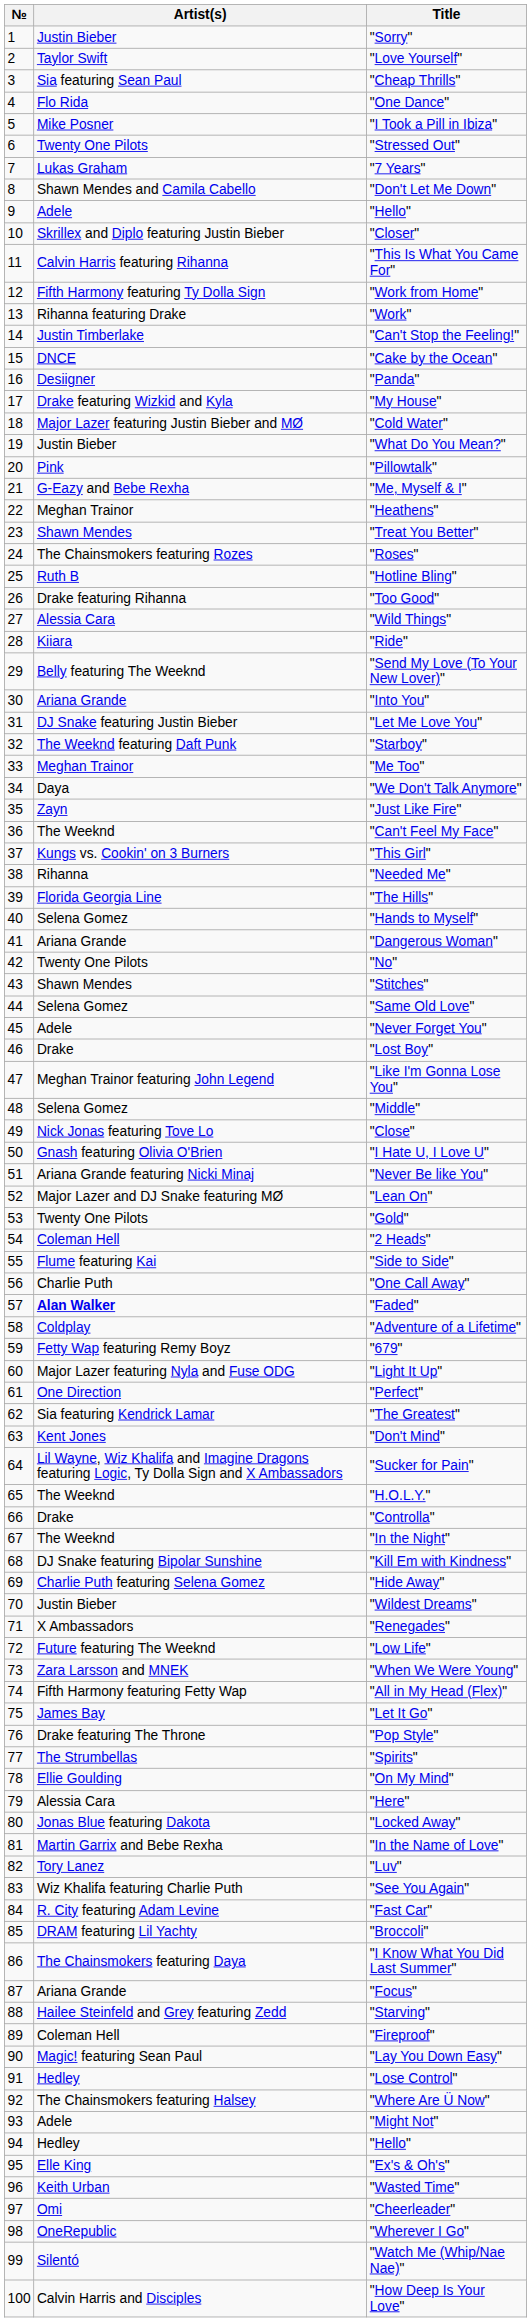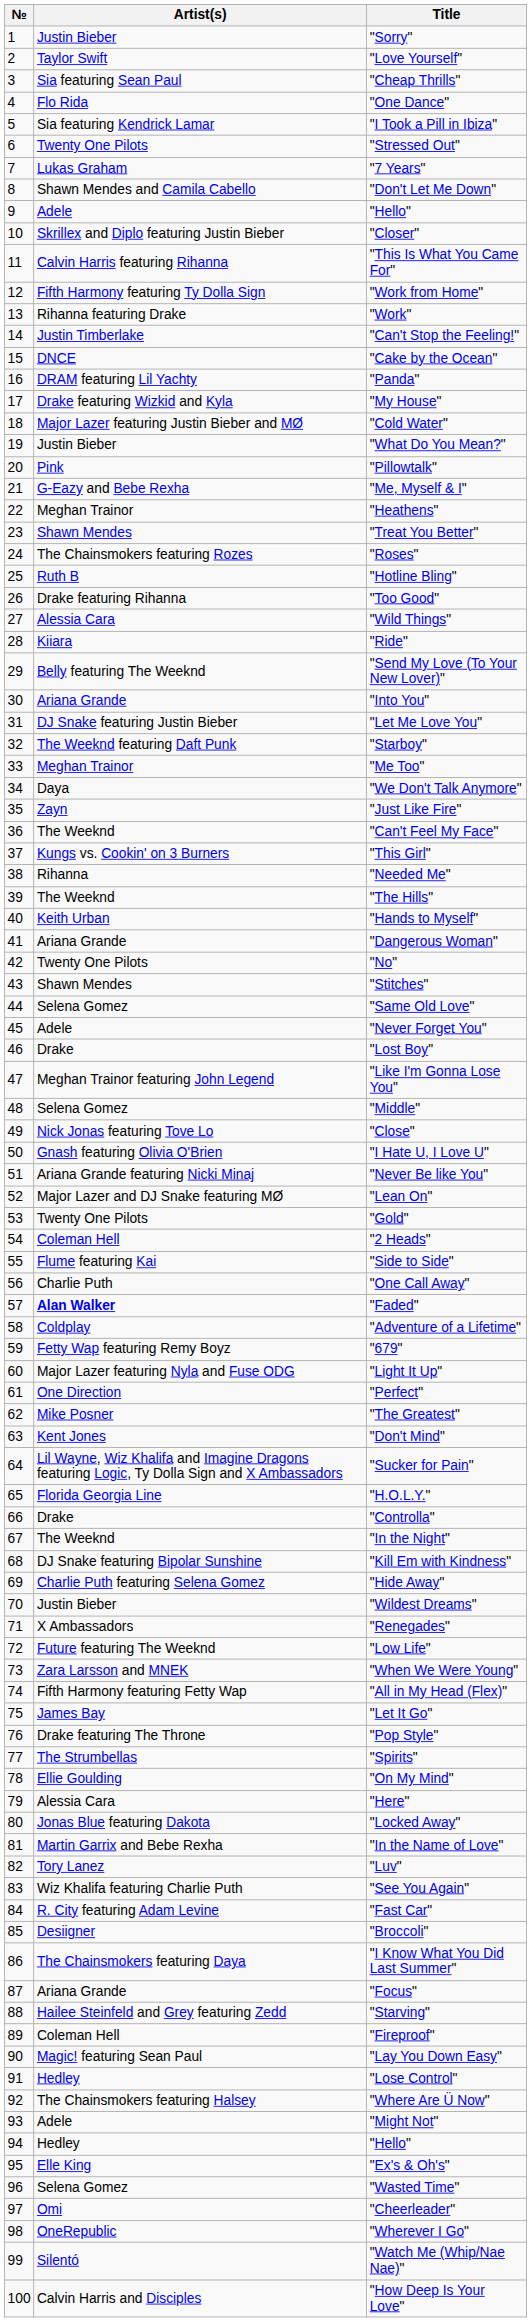(75, 124) Mike Posner -> (126, 124) Sia featuring Kendrick Lamar
(66, 380) Desiigner -> (117, 380) DRAM featuring Lil Yachty
(99, 897) Florida Georgia Line -> (76, 897) The Weeknd
(82, 919) Selena Gomez -> (73, 919) Keith Urban
(126, 1414) Sia featuring Kendrick Lamar -> (75, 1414) Mike Posner
(76, 1495) The Weeknd -> (99, 1495) Florida Georgia Line
(117, 1932) DRAM featuring Lil Yachty -> (66, 1932) Desiigner
(73, 2187) Keith Urban -> (82, 2187) Selena Gomez
